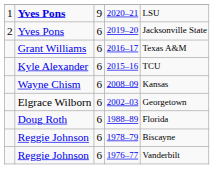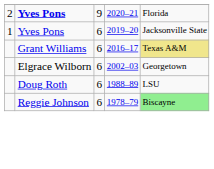(10, 13) 1 -> (10, 13) 2
(151, 13) LSU -> (155, 13) Florida
(10, 31) 2 -> (10, 31) 1
(164, 48) no background -> (164, 48) khaki background
- row: (123, 66)
- row: (123, 84)
(155, 119) Florida -> (151, 84) LSU
(159, 137) no background -> (159, 102) lightgreen background
- row: (123, 155)
